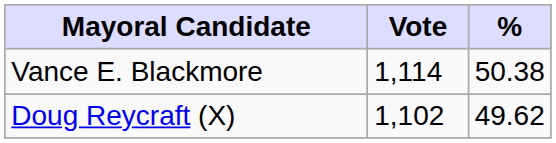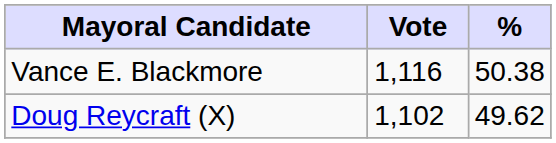(408, 71) 1,114 -> (408, 71) 1,116
